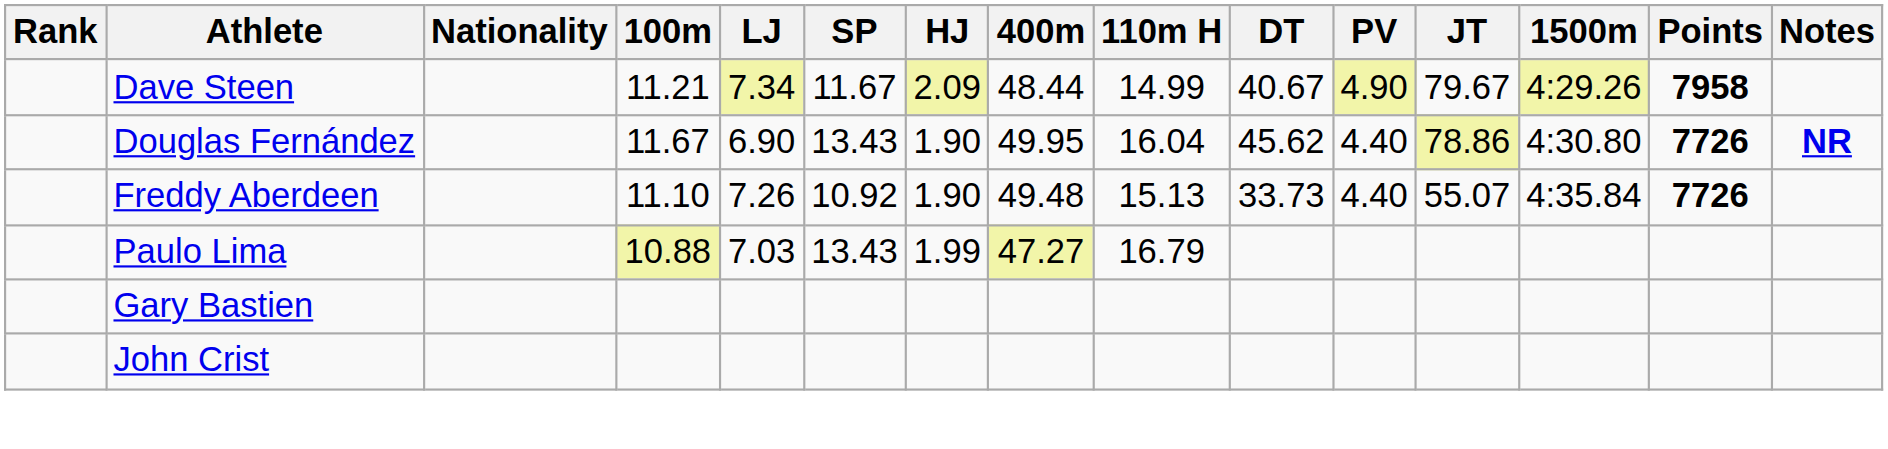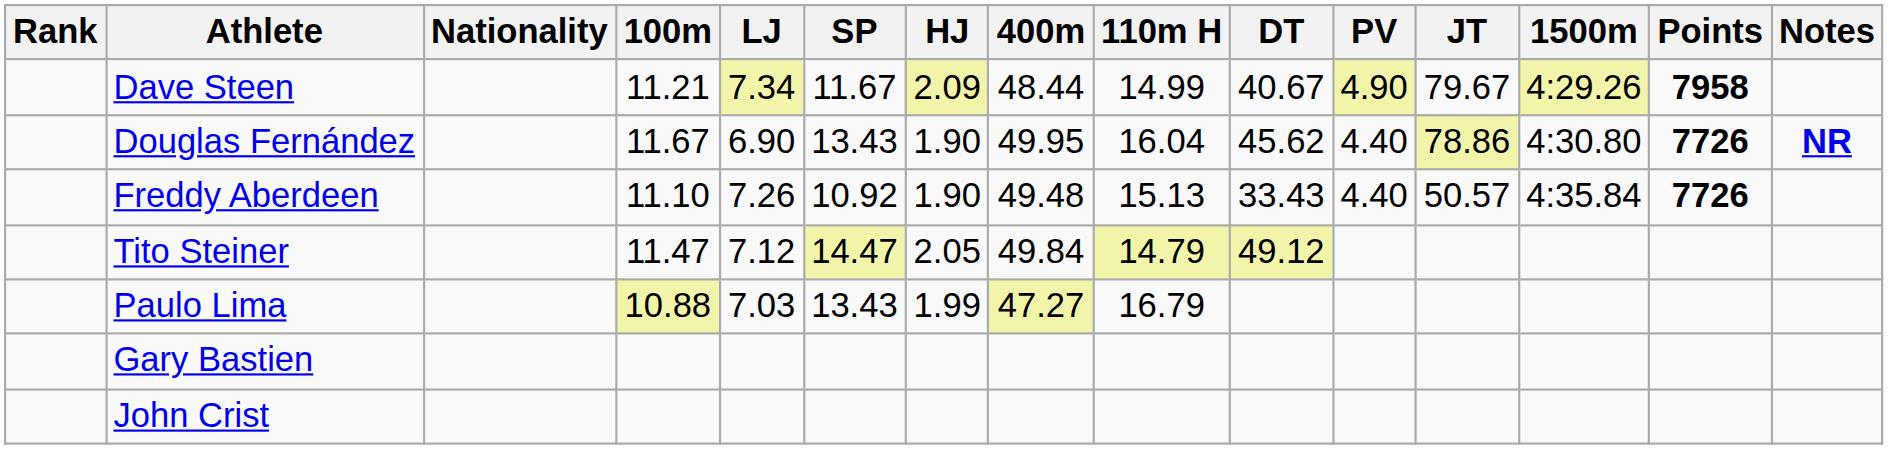(1281, 196) 33.73 -> (1281, 196) 33.43
(1467, 196) 55.07 -> (1467, 196) 50.57
+ row: (201, 251)
